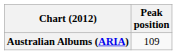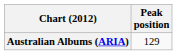(152, 41) 109 -> (152, 41) 129
